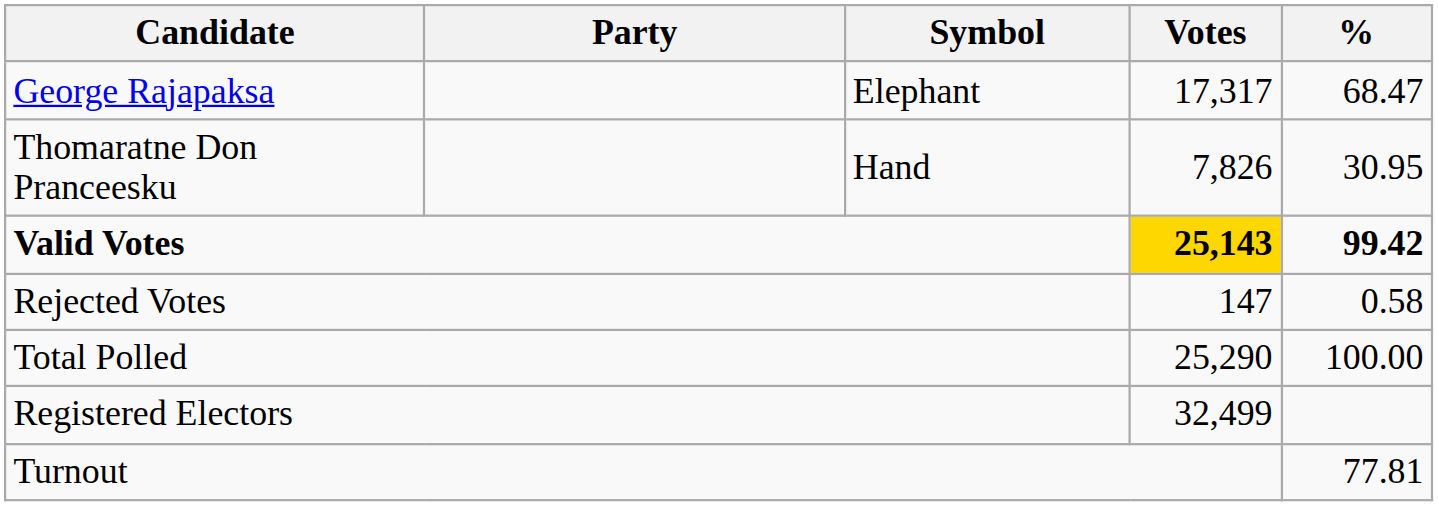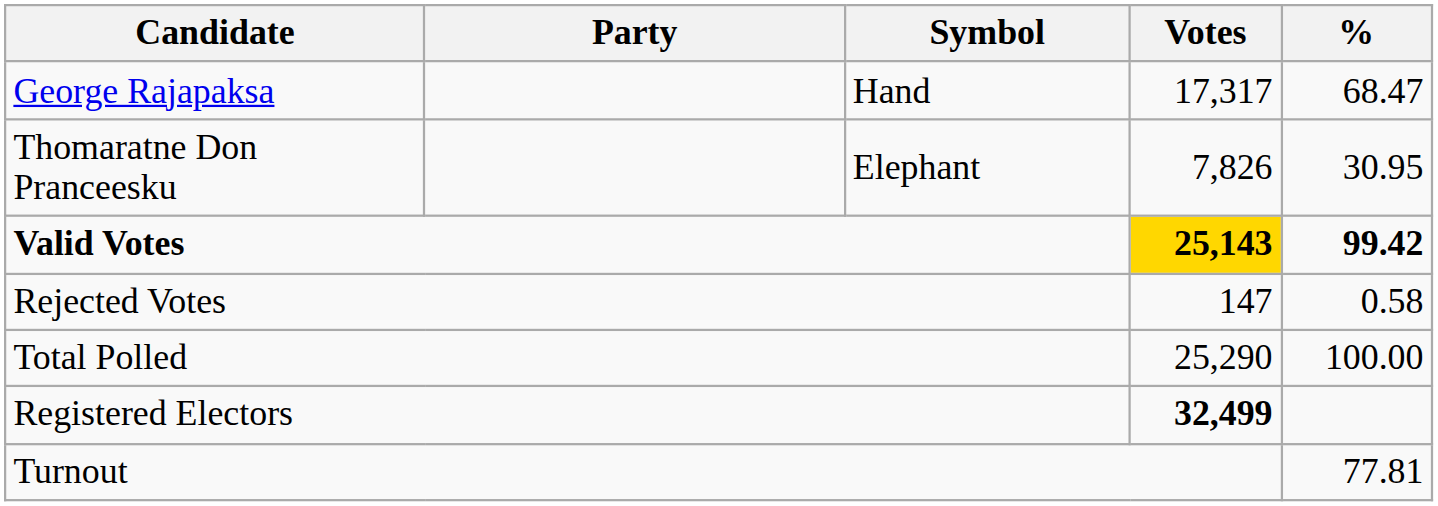(917, 89) Elephant -> (892, 89) Hand
(892, 166) Hand -> (917, 166) Elephant
(1223, 414) normal -> (1223, 414) bold
